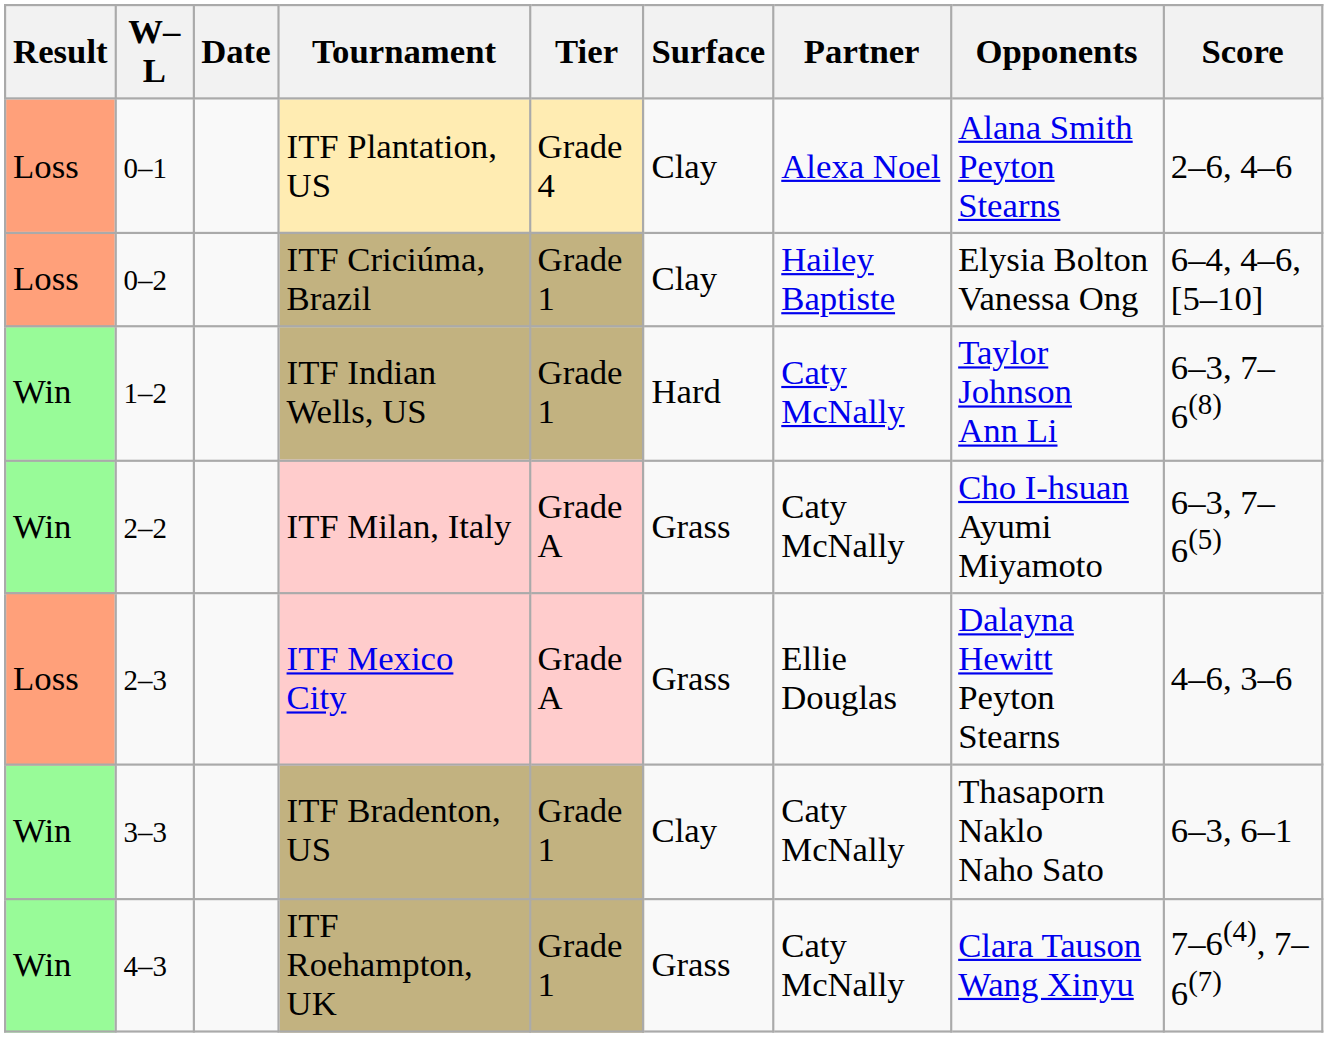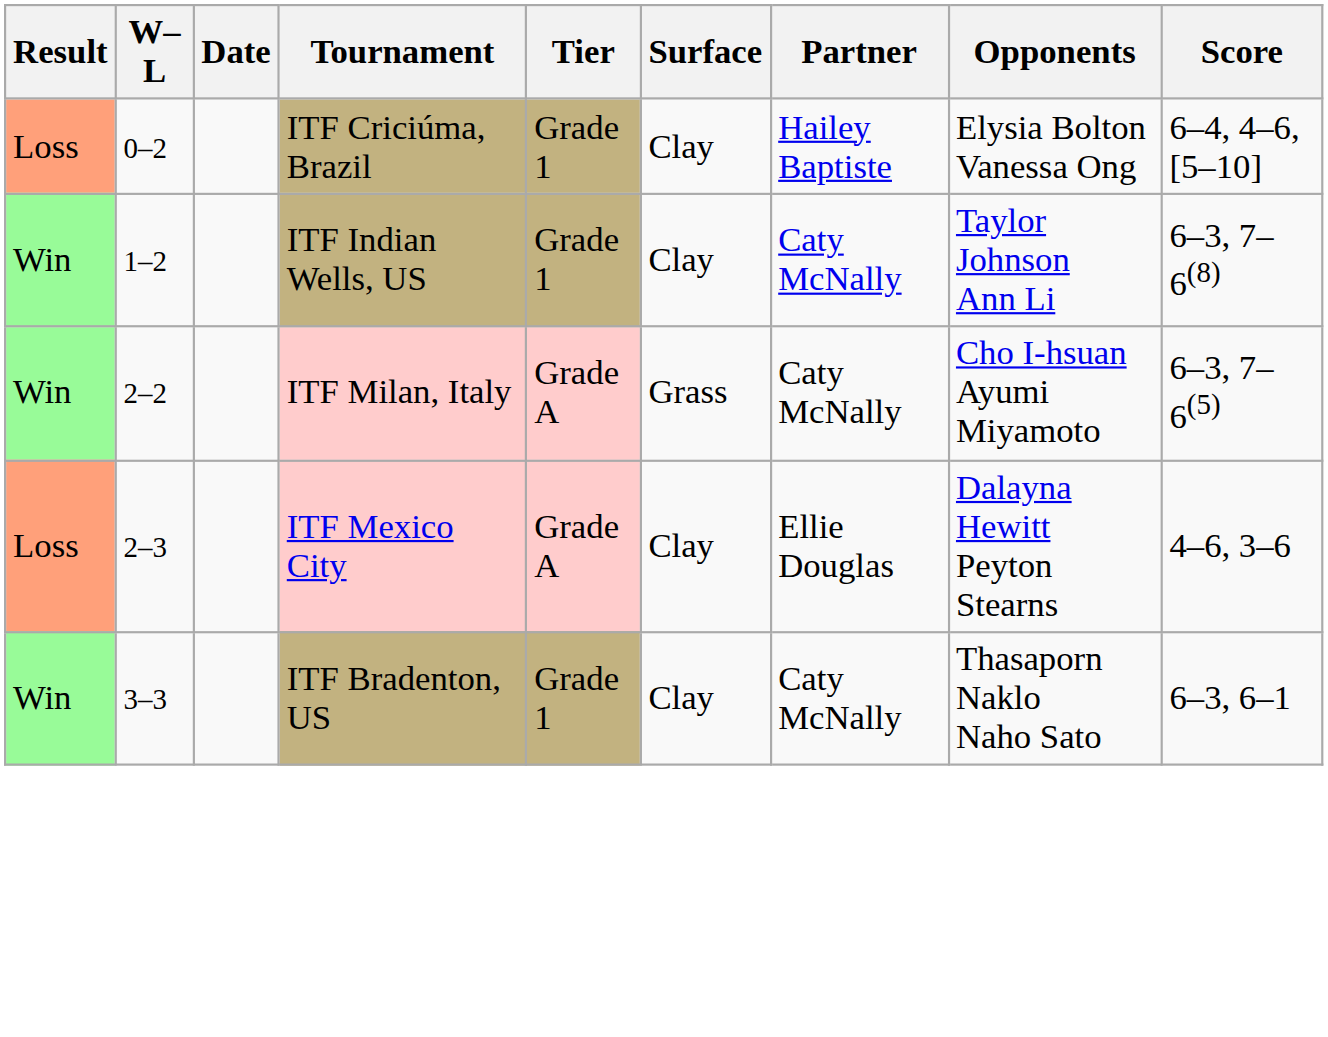- row: (392, 165)
(686, 392) Hard -> (681, 259) Clay
(691, 678) Grass -> (681, 545) Clay
- row: (380, 964)
